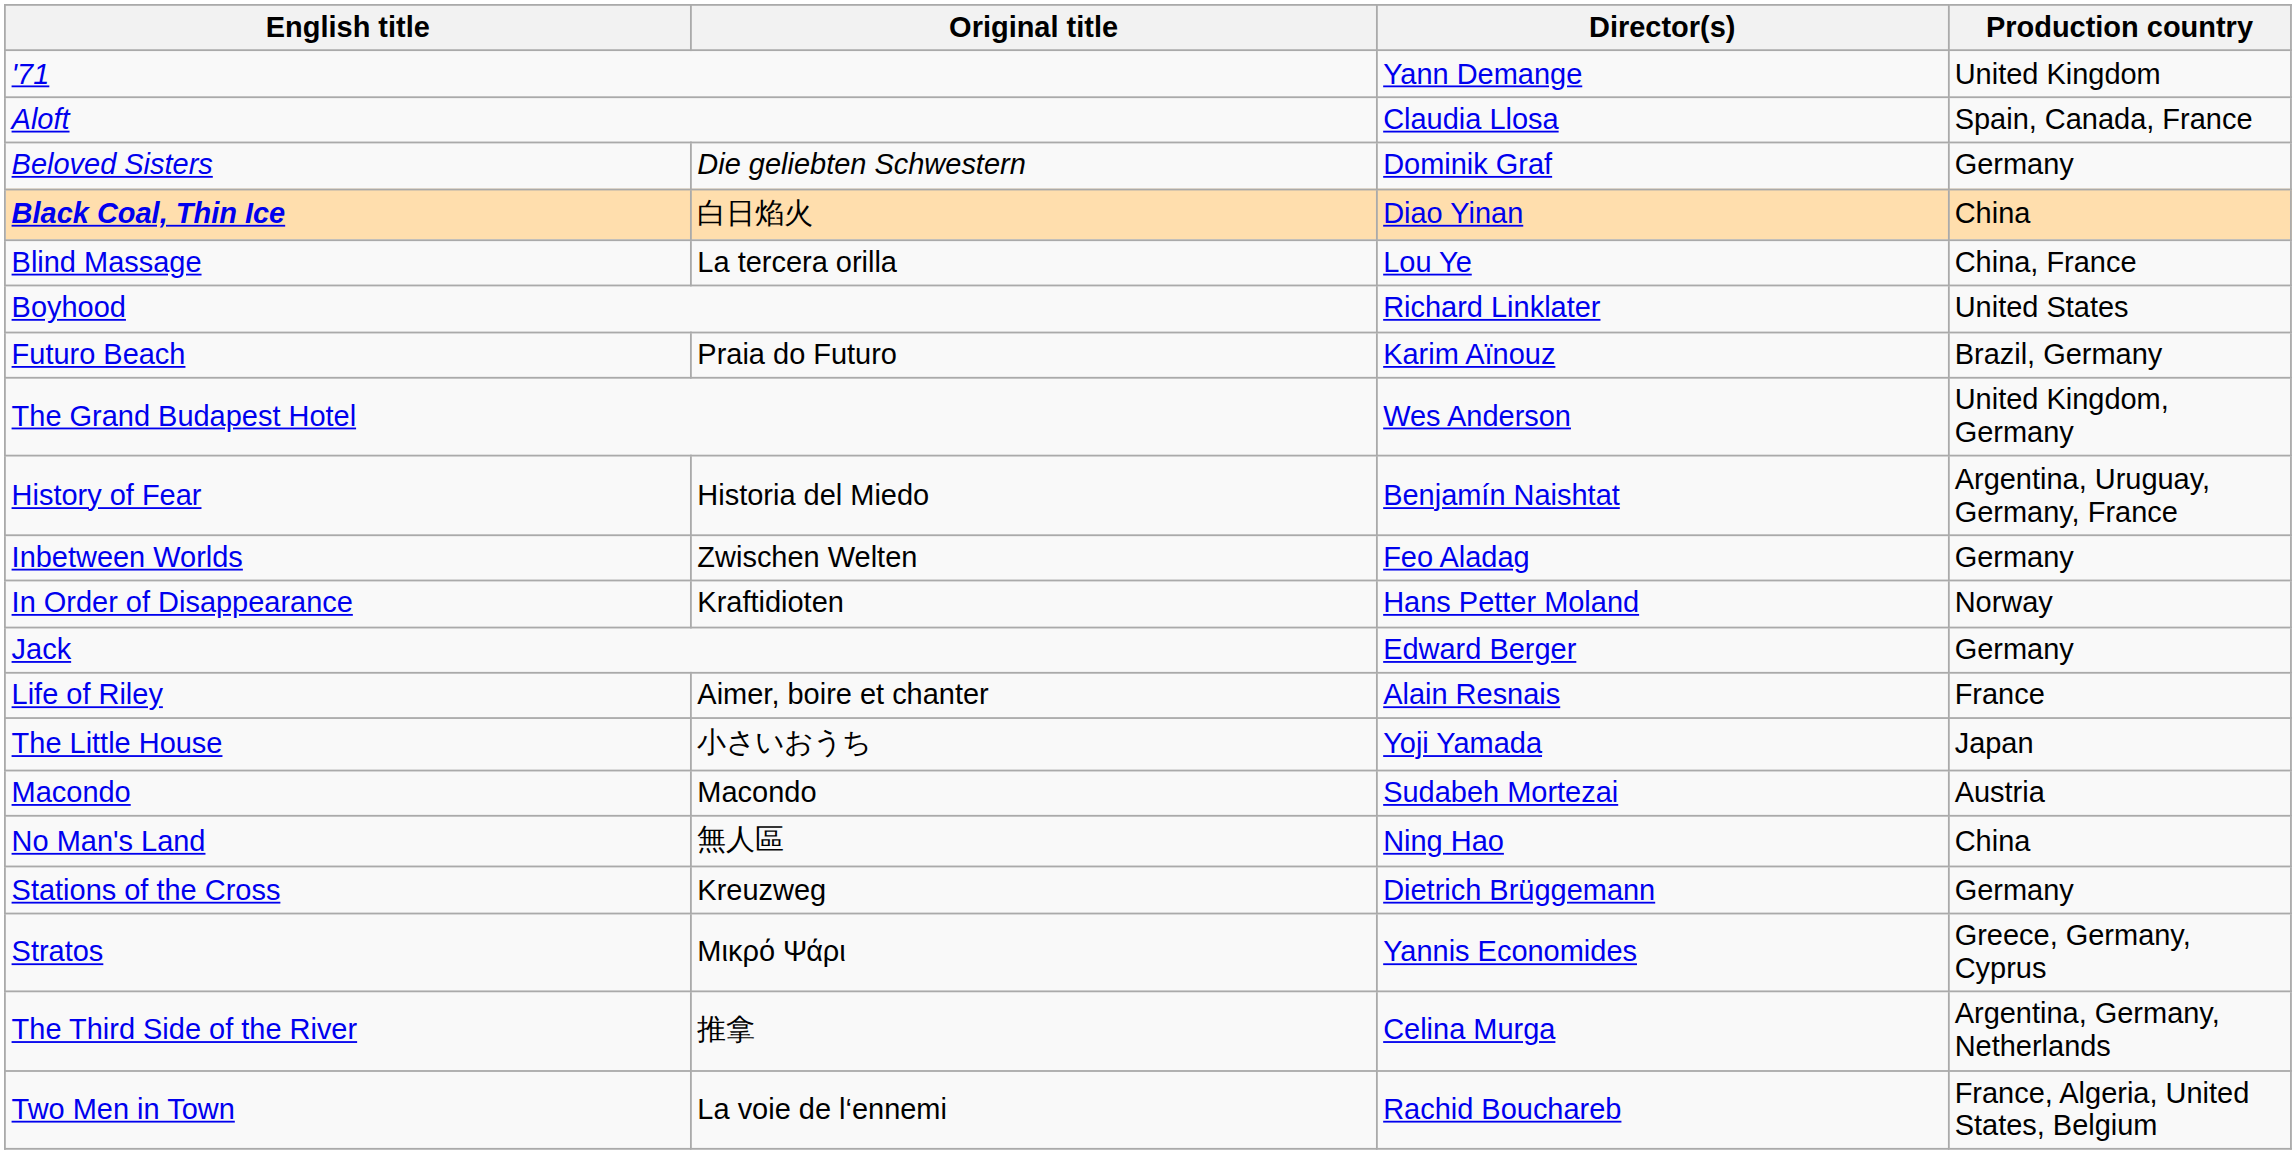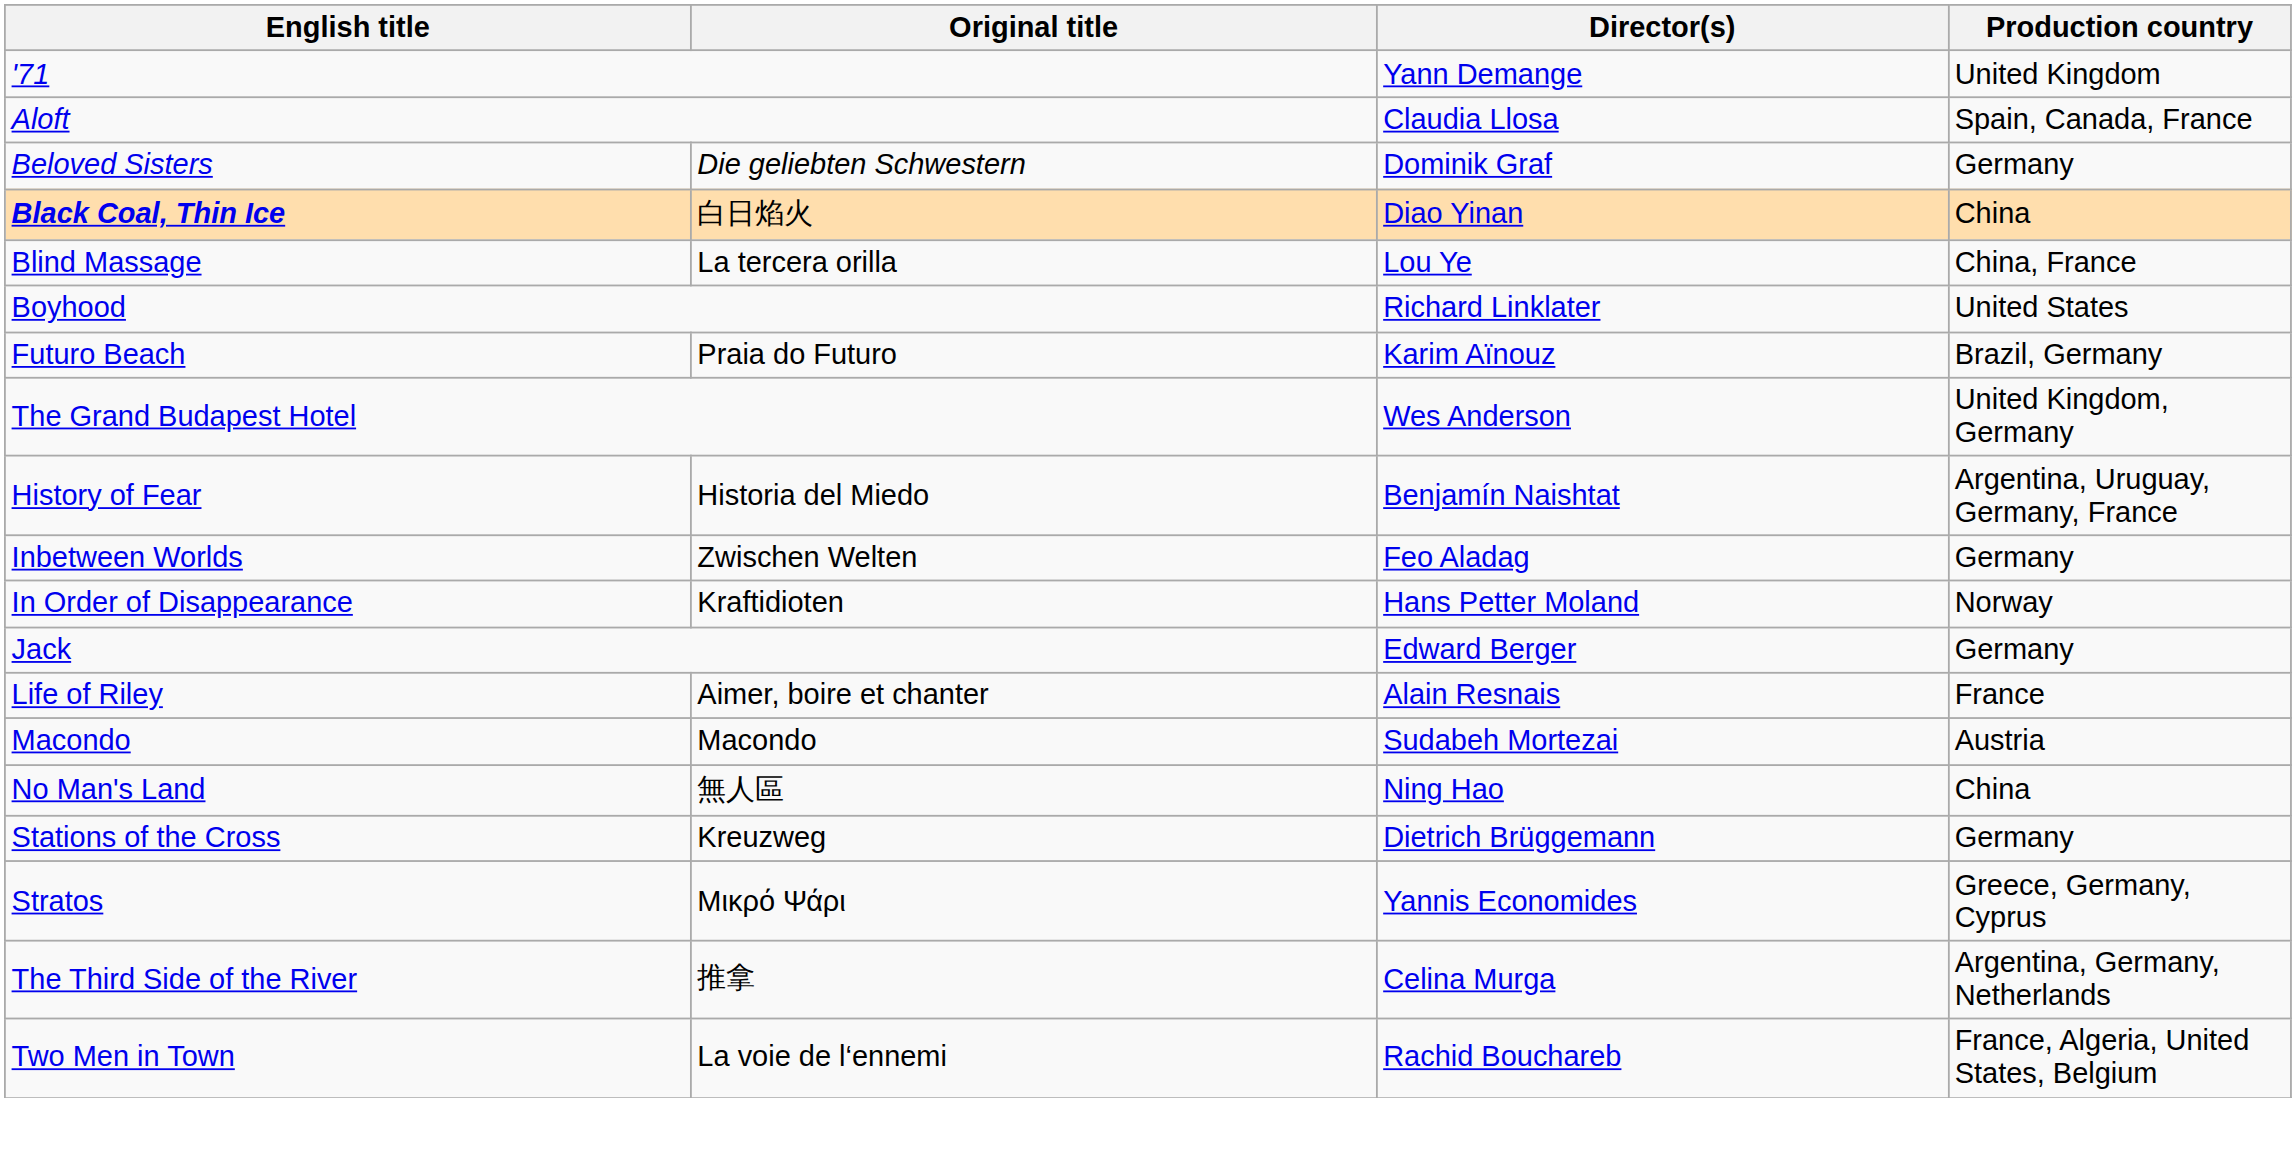- row: (117, 743)
